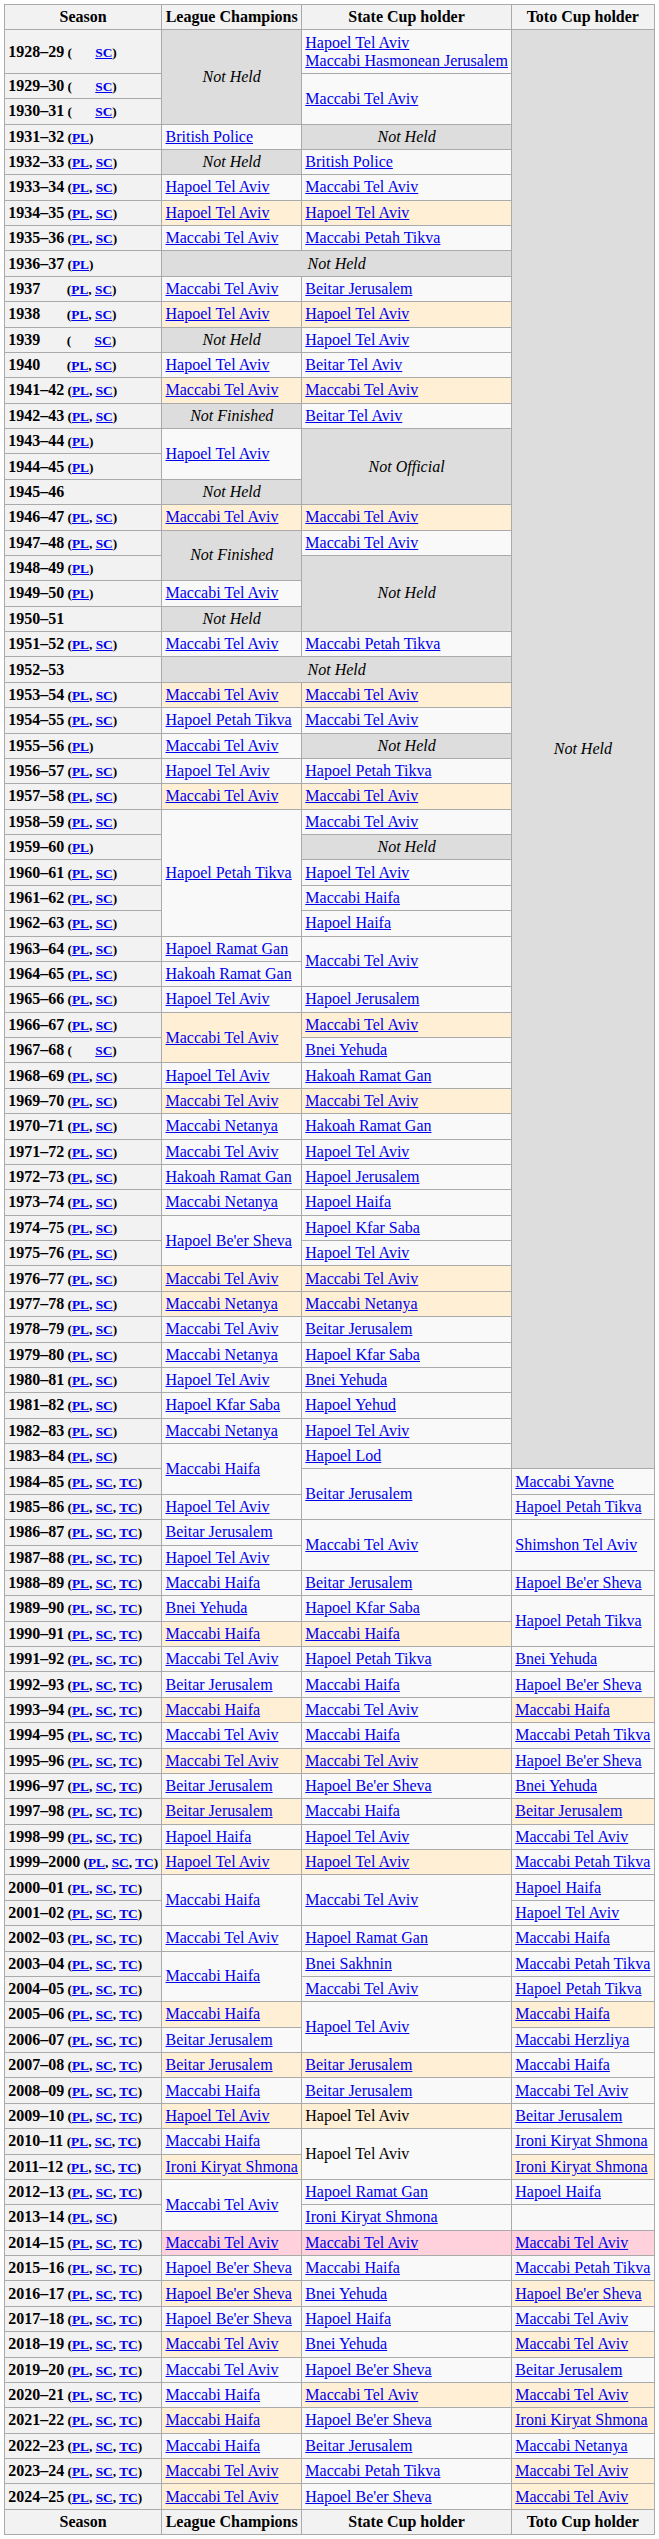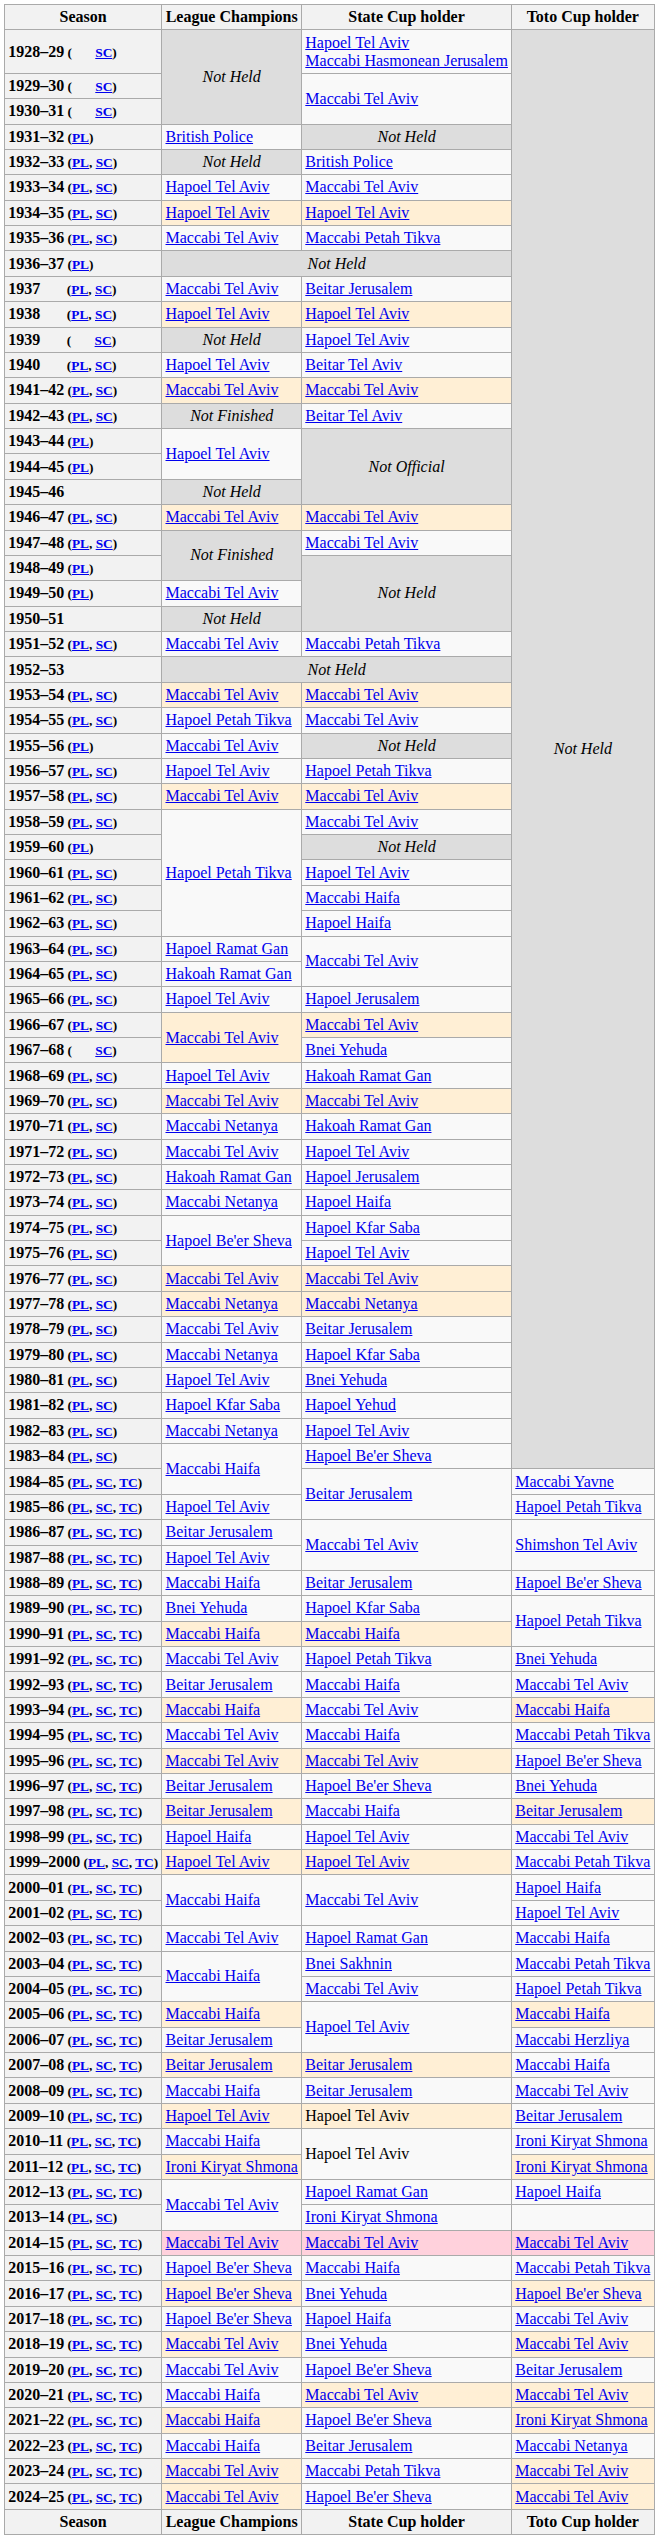(343, 1456) Hapoel Lod -> (368, 1456) Hapoel Be'er Sheva
(578, 1684) Hapoel Be'er Sheva -> (572, 1684) Maccabi Tel Aviv
